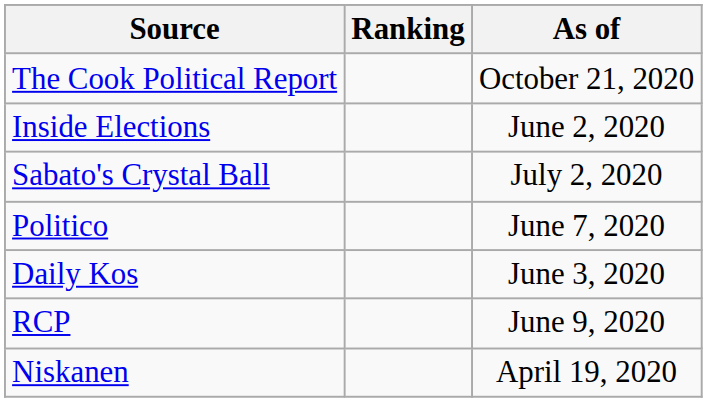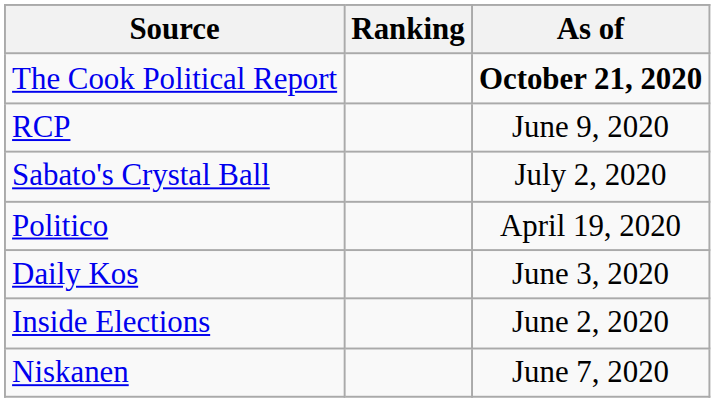(587, 77) normal -> (591, 77) bold
rows swapped: (111, 126) <-> (41, 322)
(587, 224) June 7, 2020 -> (591, 224) April 19, 2020
(587, 371) April 19, 2020 -> (591, 371) June 7, 2020
